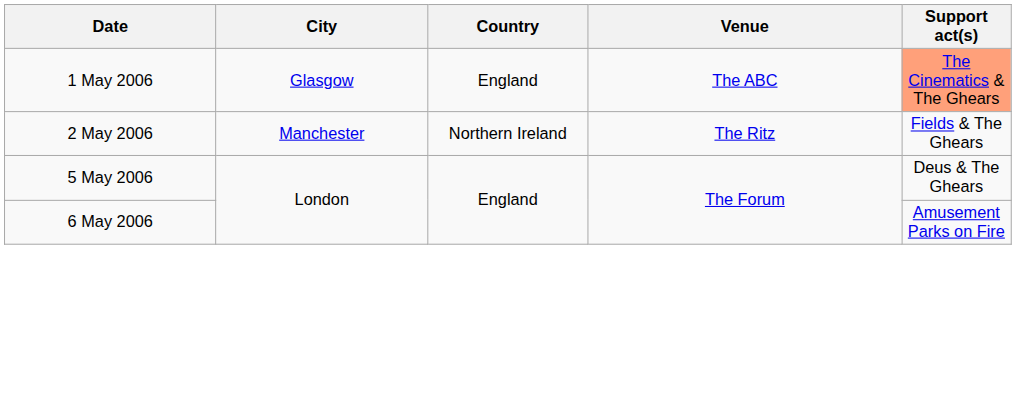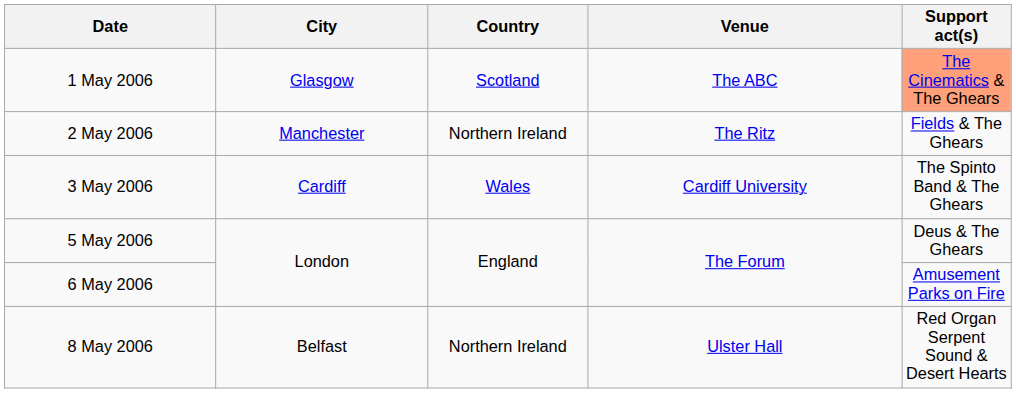(508, 80) England -> (508, 80) Scotland
+ row: (110, 186)
+ row: (110, 347)
